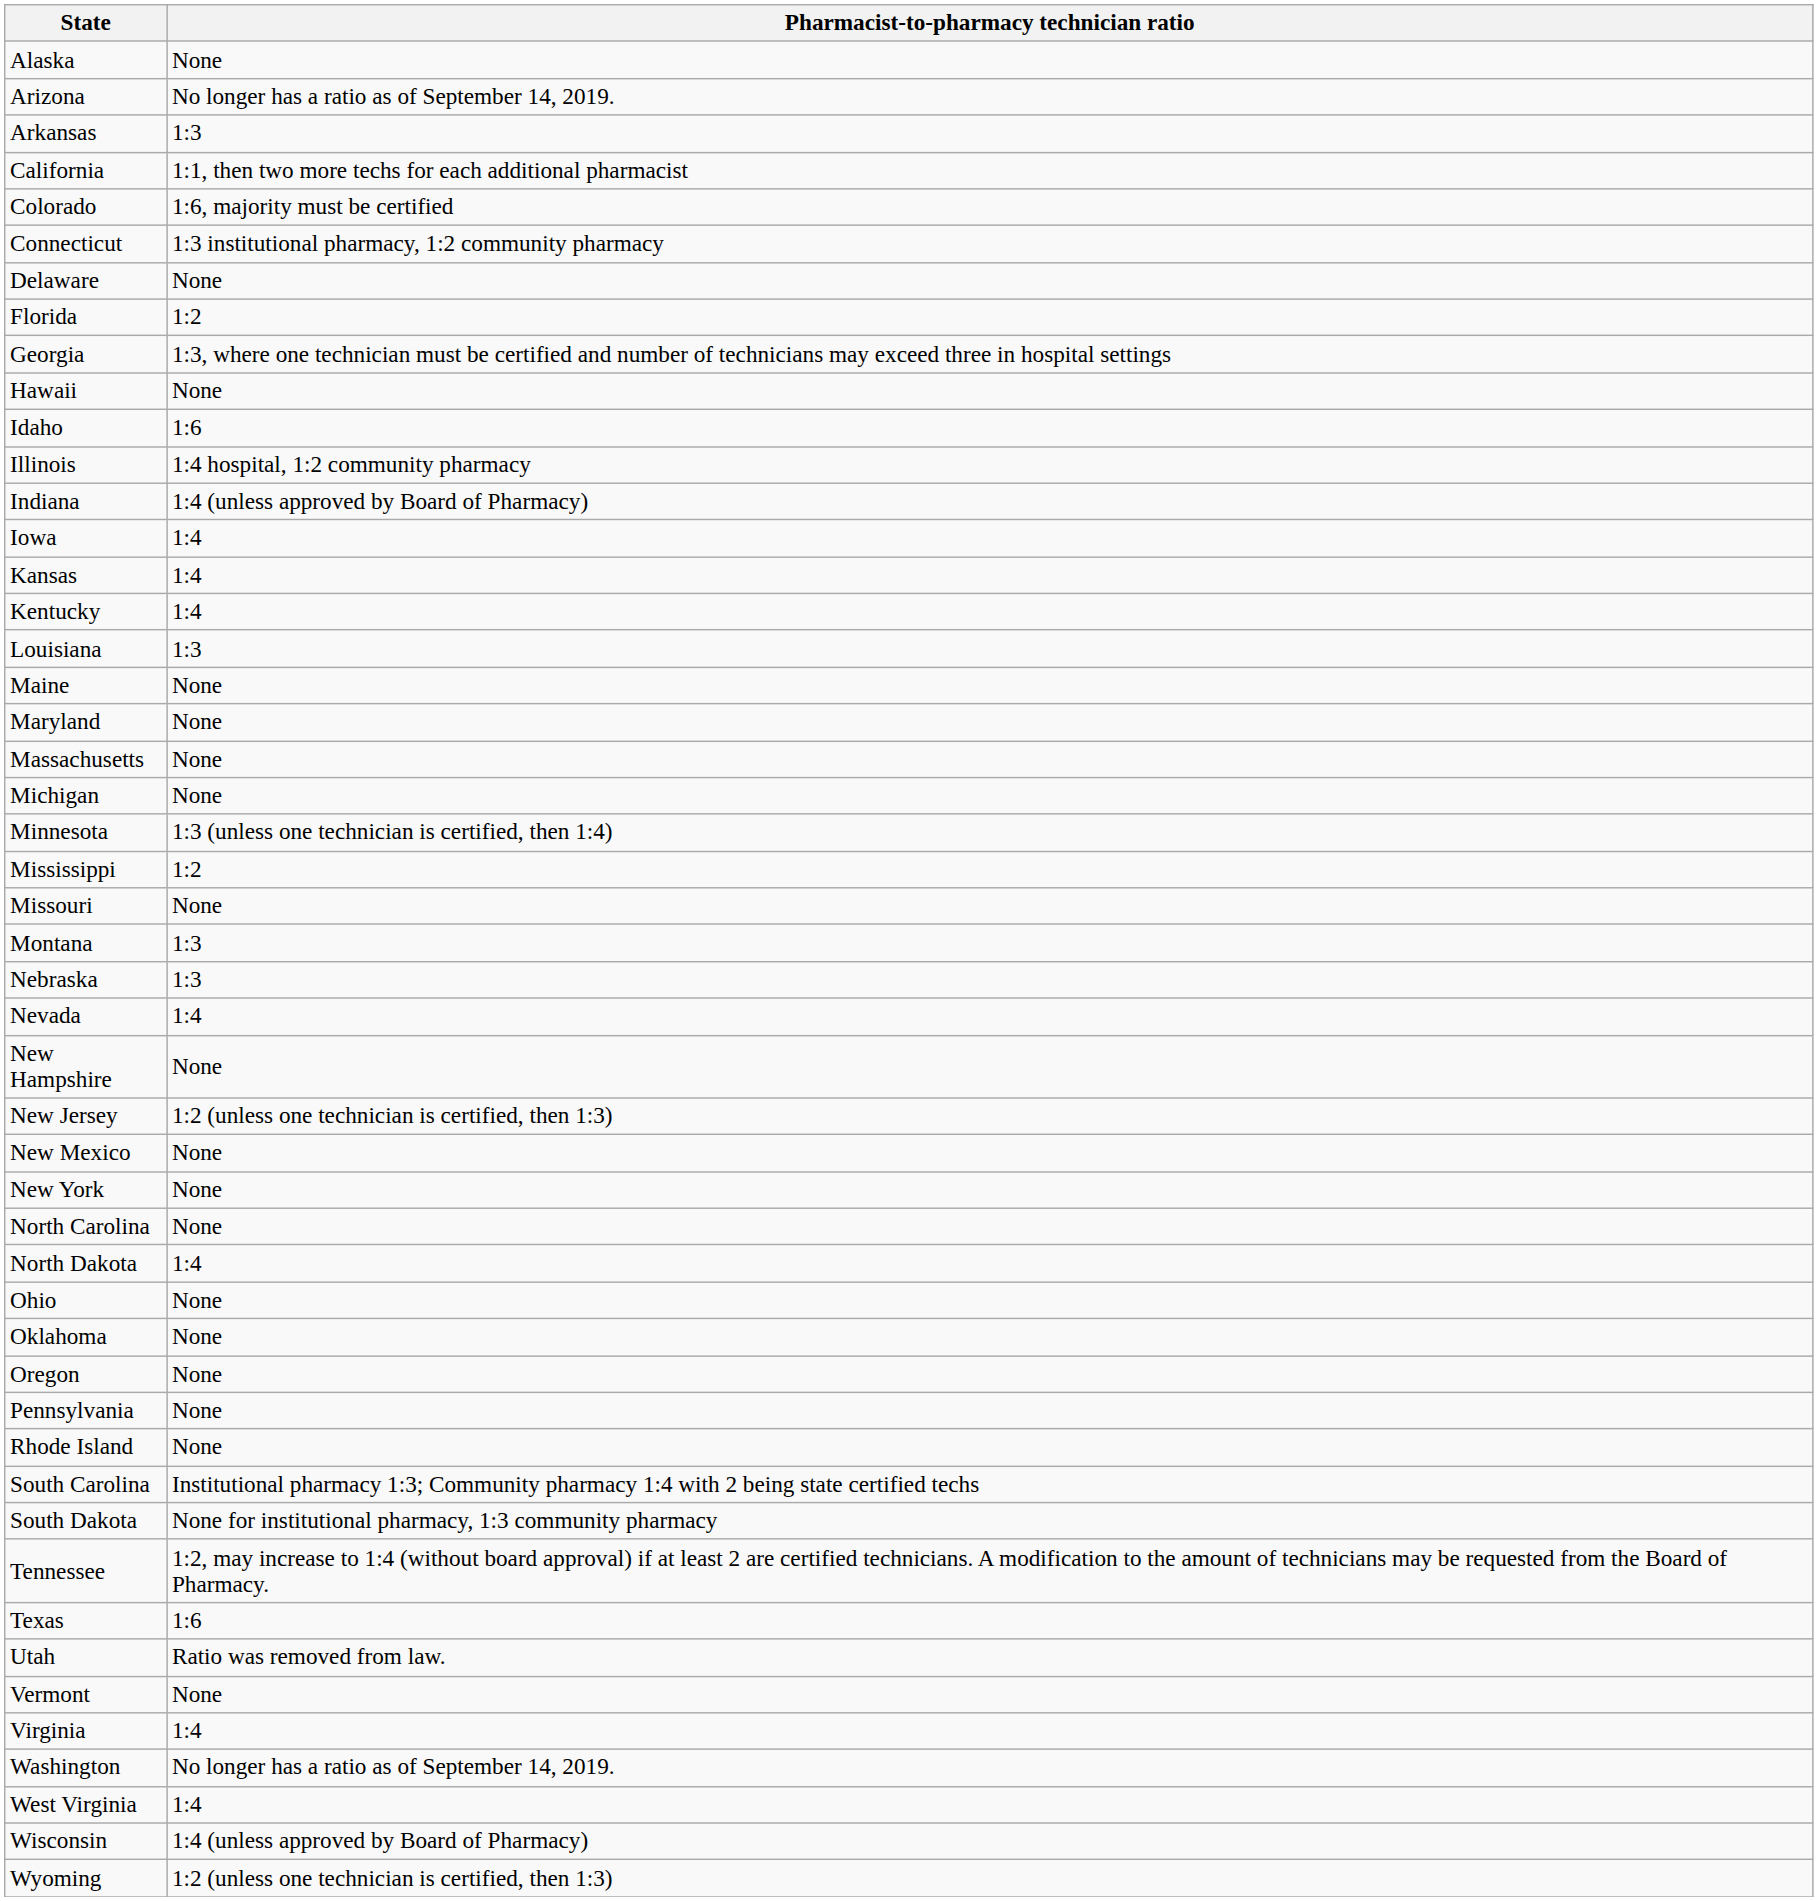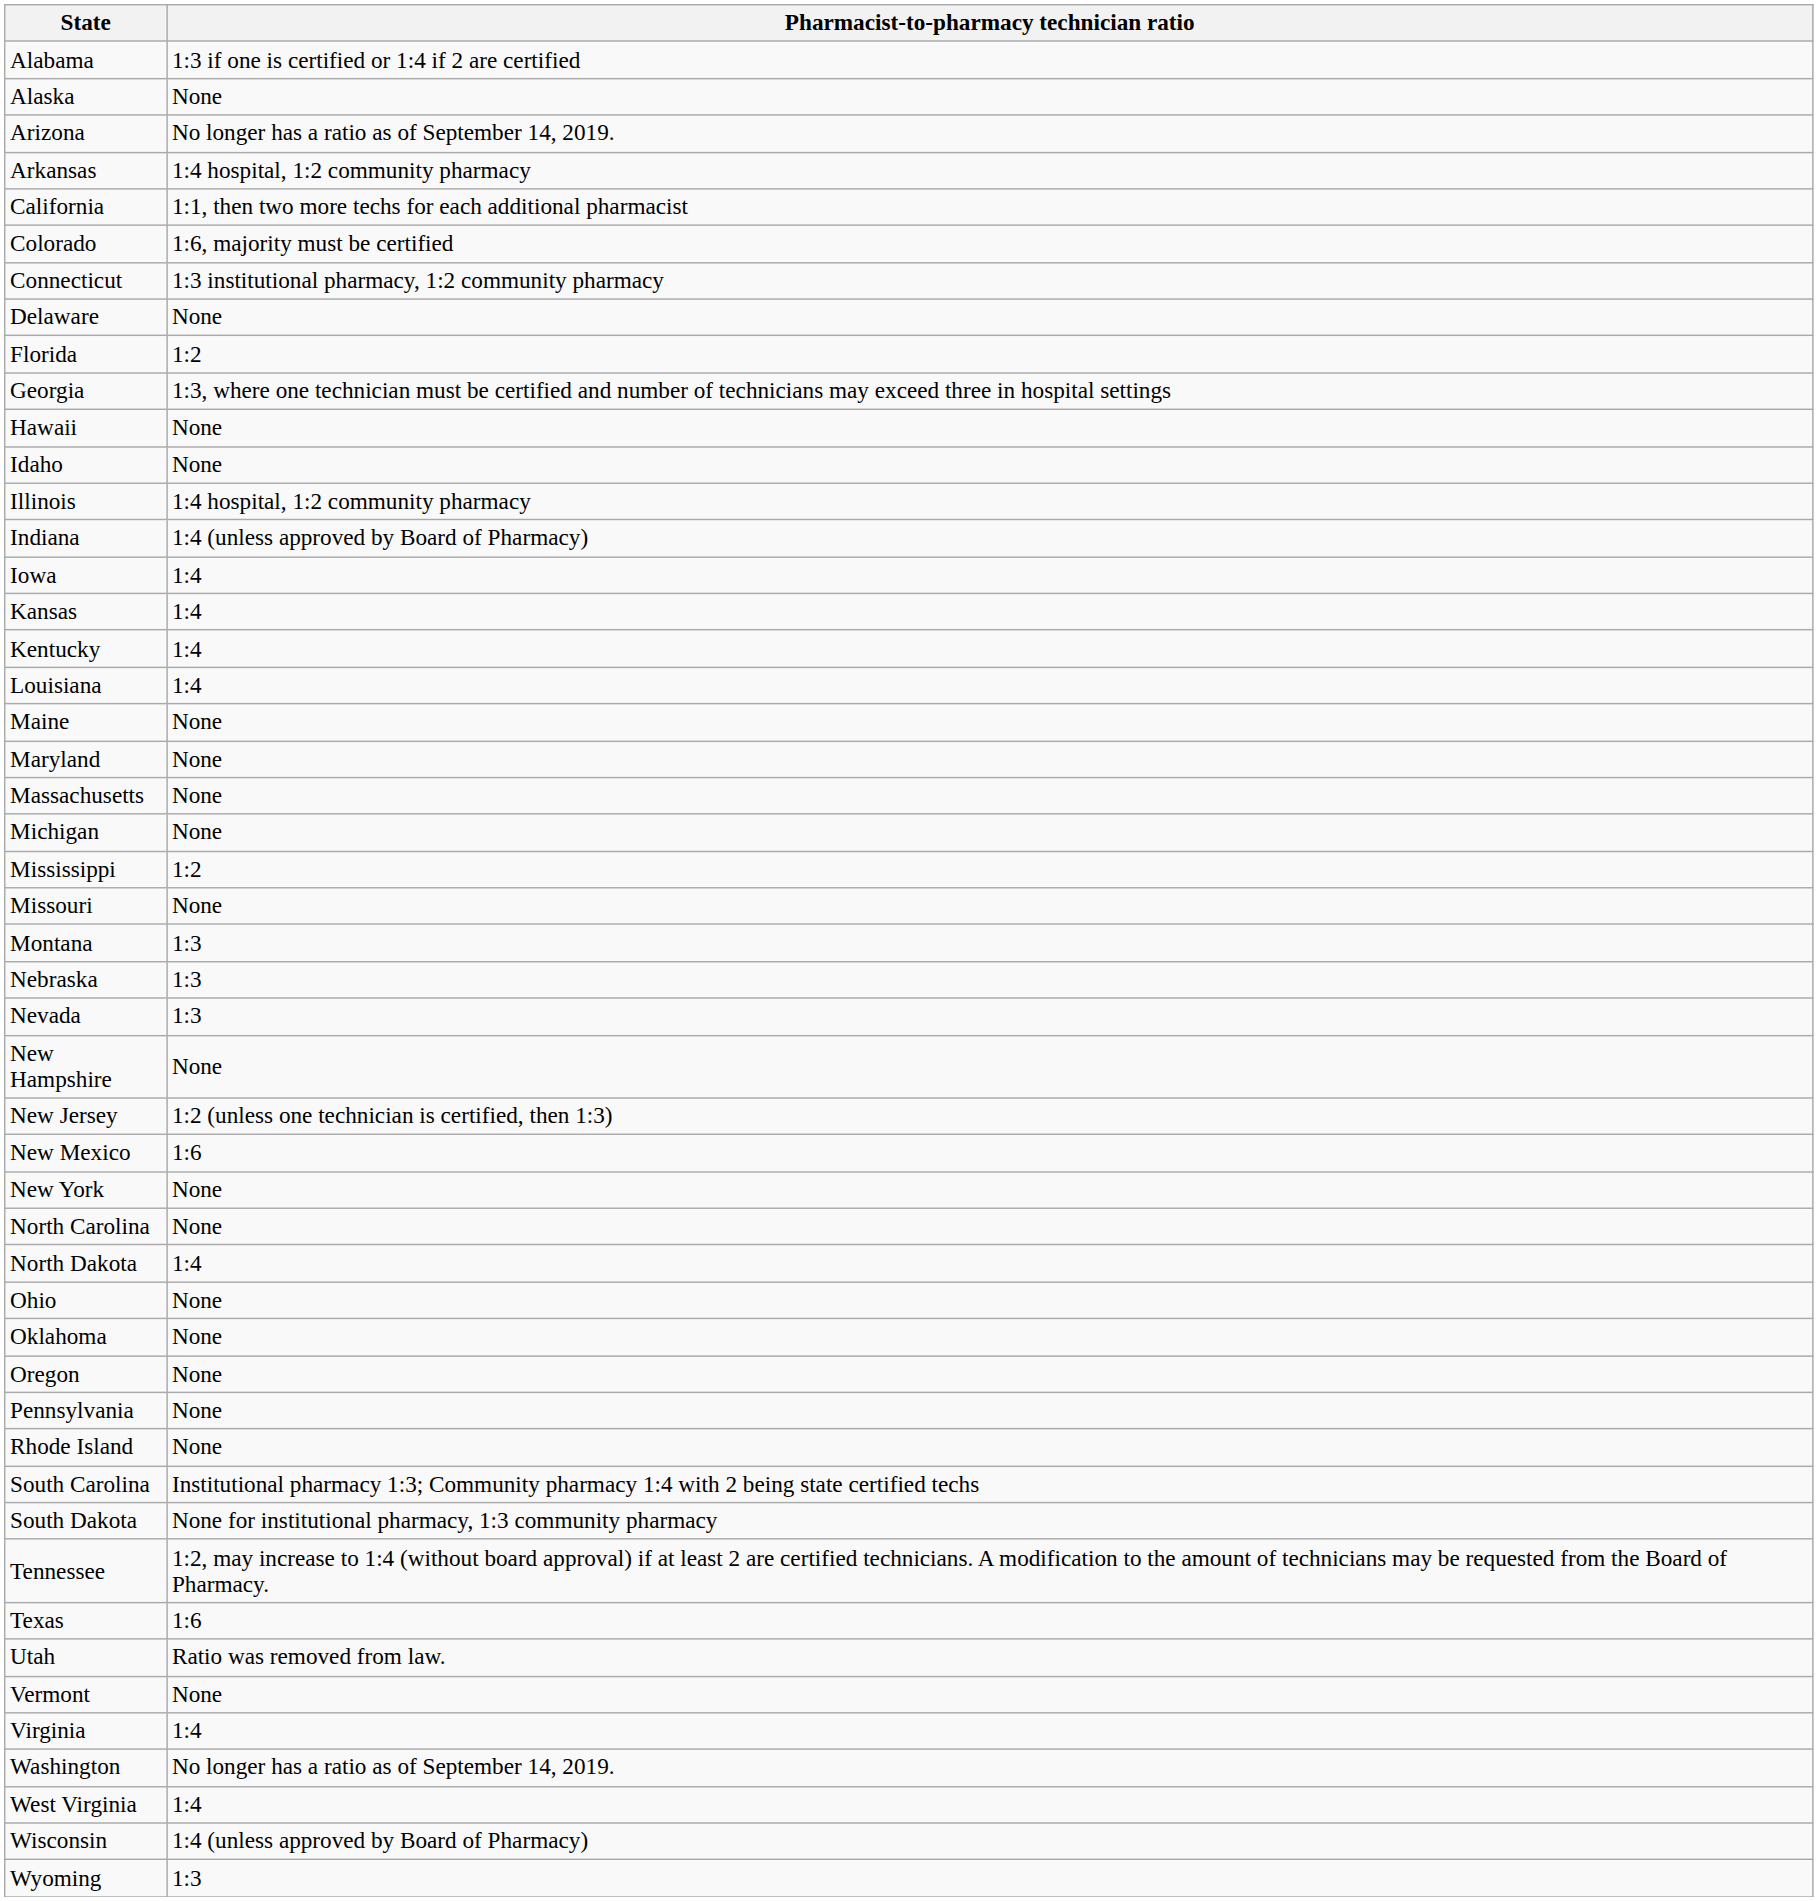+ row: (52, 59)
(187, 133) 1:3 -> (351, 170) 1:4 hospital, 1:2 community pharmacy
(187, 427) 1:6 -> (197, 464) None
(187, 648) 1:3 -> (187, 685) 1:4
- row: (59, 832)
(187, 1016) 1:4 -> (187, 1016) 1:3
(197, 1152) None -> (187, 1152) 1:6
(392, 1877) 1:2 (unless one technician is certified, then 1:3) -> (187, 1877) 1:3
